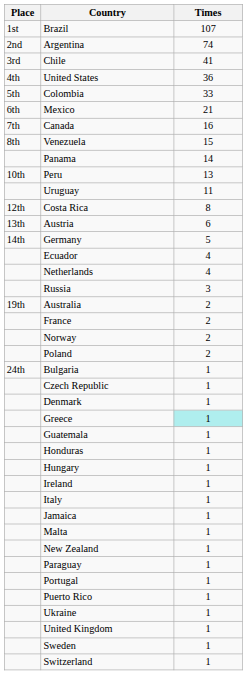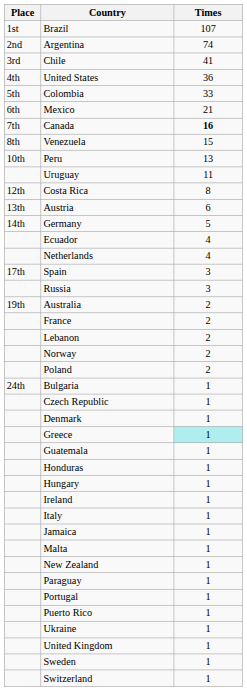(208, 126) normal -> (208, 126) bold
- row: (60, 158)
+ row: (55, 272)
+ row: (61, 337)
